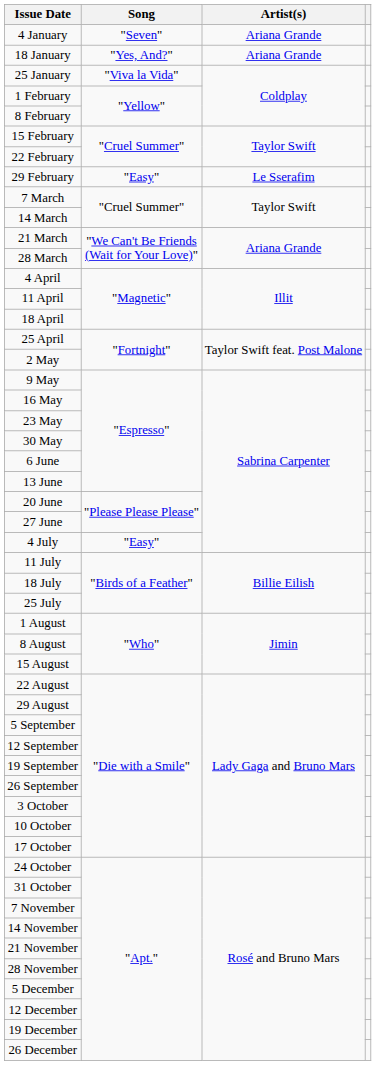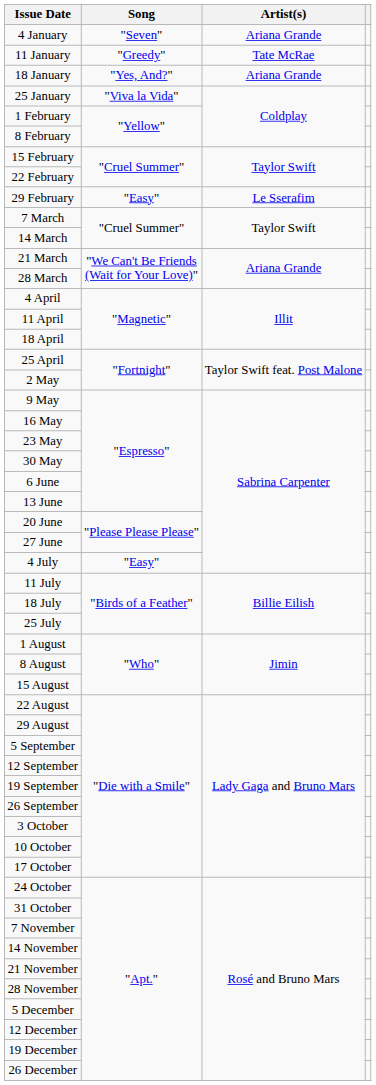+ row: (43, 55)
